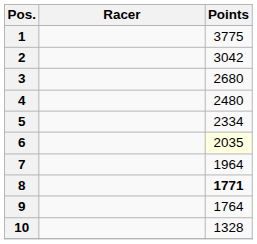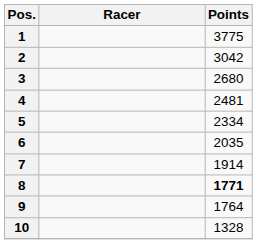(228, 100) 2480 -> (228, 100) 2481
(228, 143) lightyellow background -> (228, 143) no background
(228, 164) 1964 -> (228, 164) 1914
